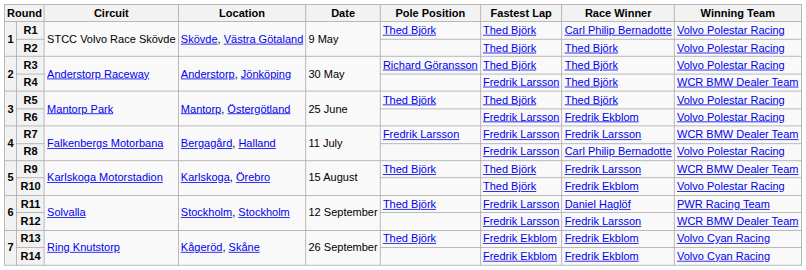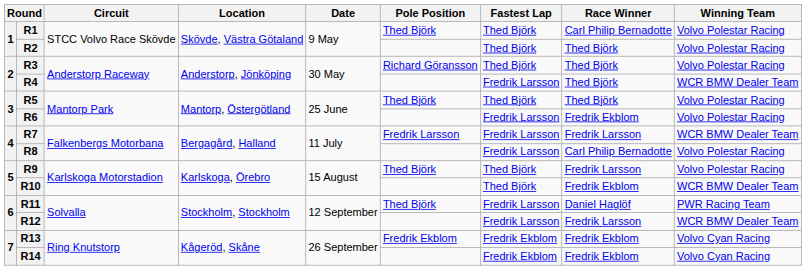(738, 169) WCR BMW Dealer Team -> (731, 169) Volvo Polestar Racing
(731, 186) Volvo Polestar Racing -> (738, 186) WCR BMW Dealer Team
(409, 238) Thed Björk -> (420, 238) Fredrik Ekblom
